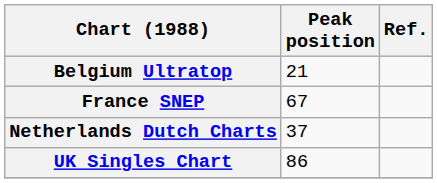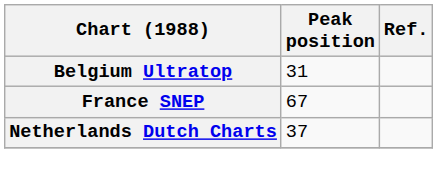(297, 72) 21 -> (297, 72) 31
- row: (143, 163)
